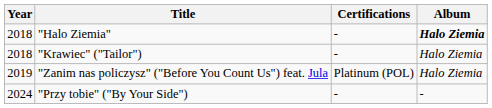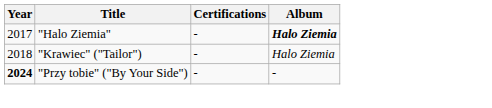(20, 34) 2018 -> (20, 34) 2017
- row: (183, 73)
(20, 93) normal -> (20, 73) bold
